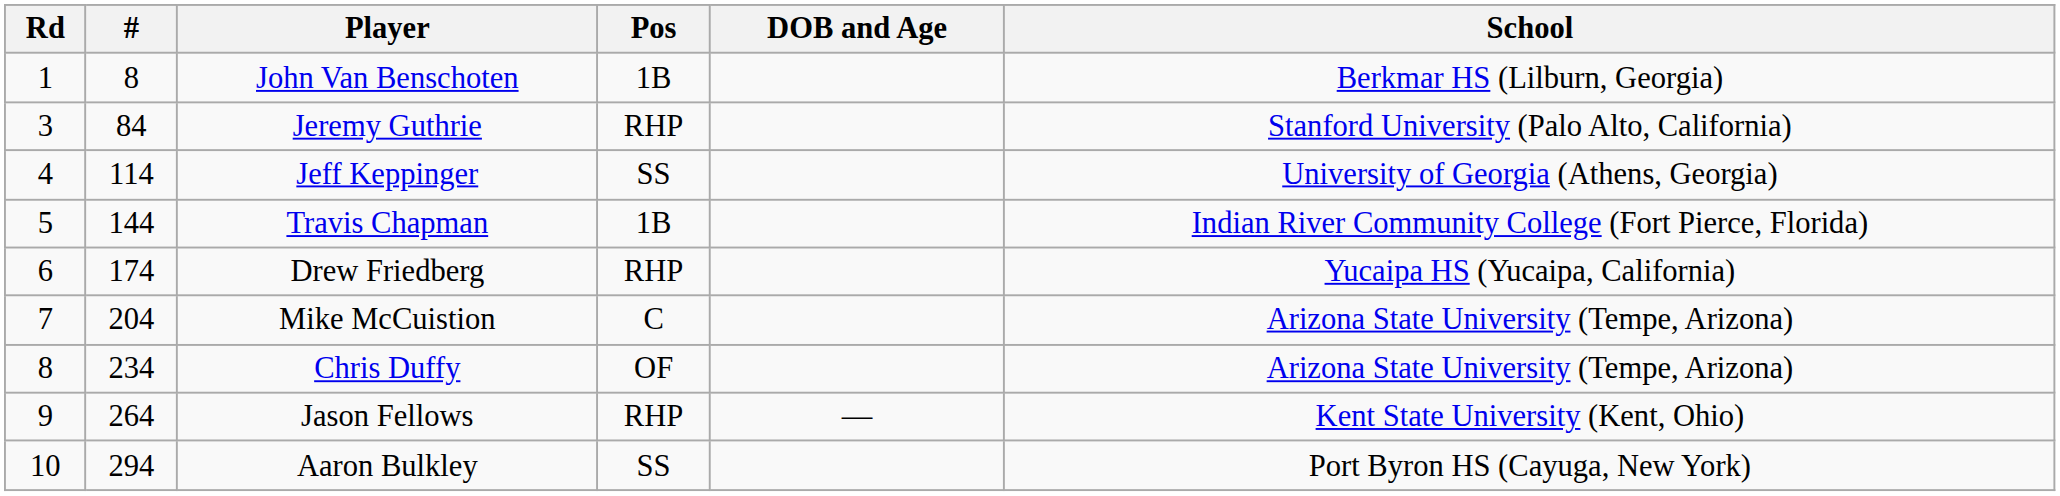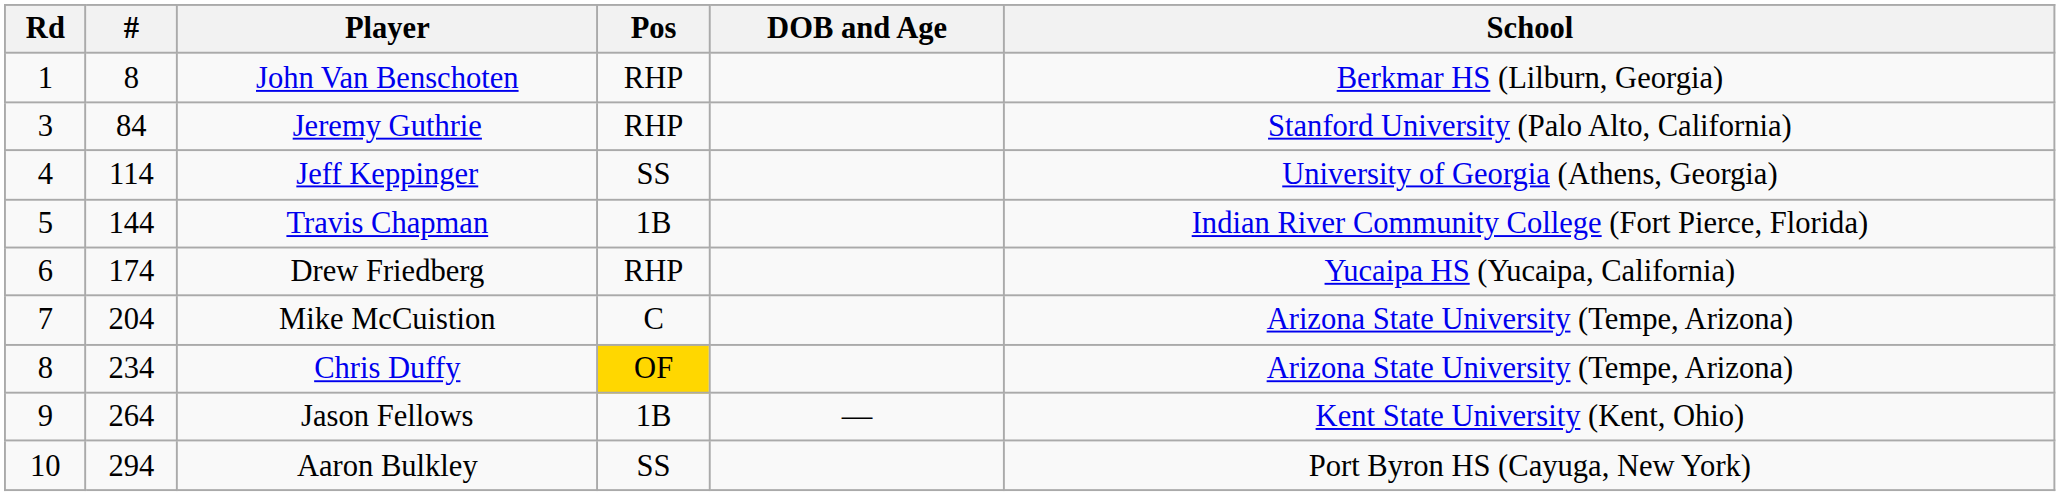(654, 77) 1B -> (654, 77) RHP
(654, 367) no background -> (654, 367) gold background
(654, 416) RHP -> (654, 416) 1B
